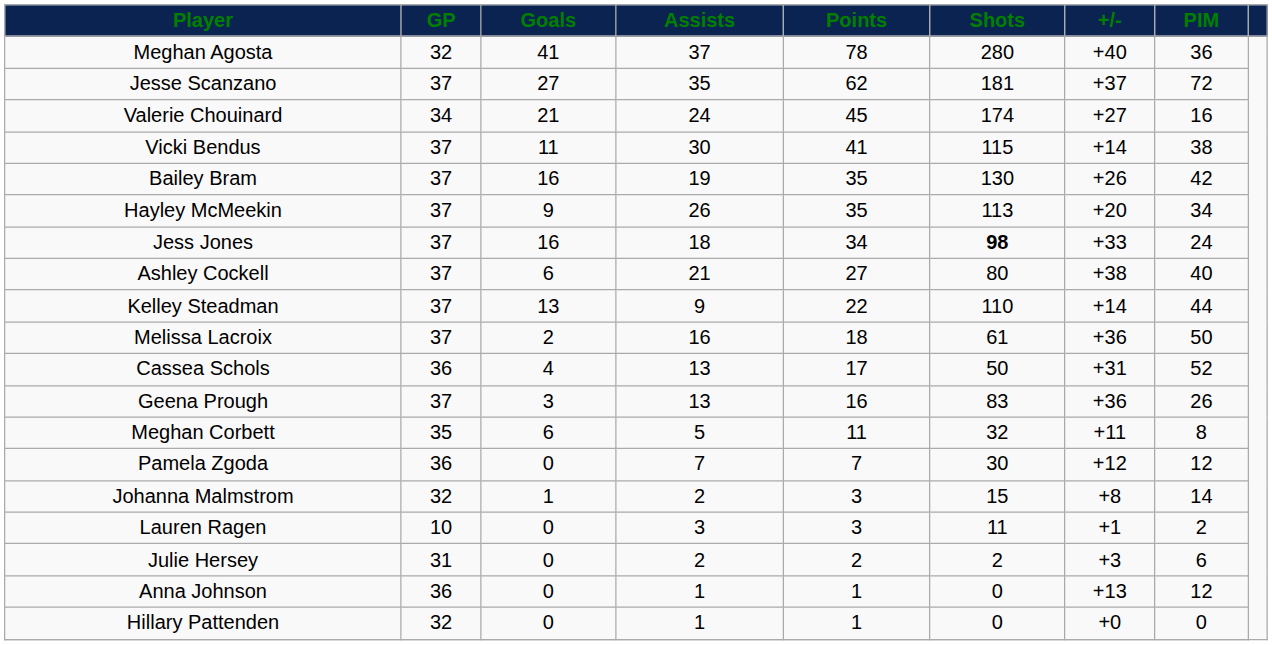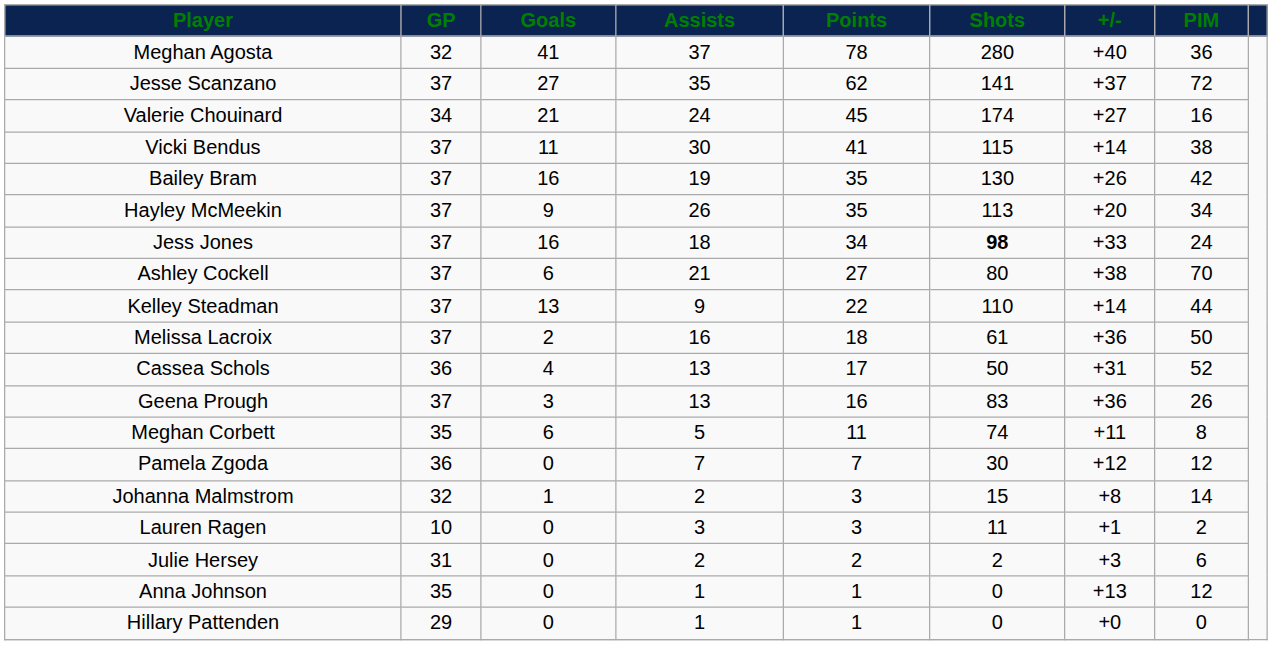(997, 83) 181 -> (997, 83) 141
(1201, 274) 40 -> (1201, 274) 70
(997, 432) 32 -> (997, 432) 74
(441, 591) 36 -> (441, 591) 35
(441, 623) 32 -> (441, 623) 29
